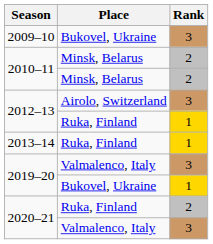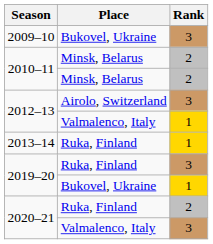(99, 121) Ruka, Finland -> (108, 121) Valmalenco, Italy
(108, 164) Valmalenco, Italy -> (99, 164) Ruka, Finland
